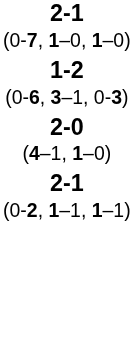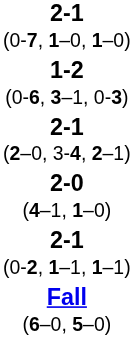+ row: (67, 139)
+ row: (67, 310)
